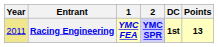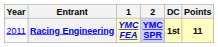(16, 30) khaki background -> (16, 30) no background
(198, 30) 13 -> (198, 30) 11
